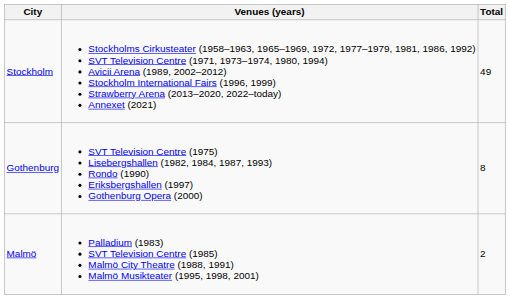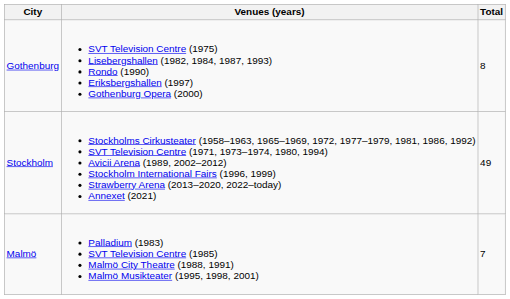rows swapped: (30, 71) <-> (33, 168)
(483, 254) 2 -> (483, 254) 7
